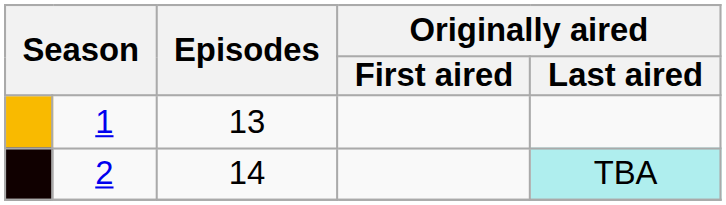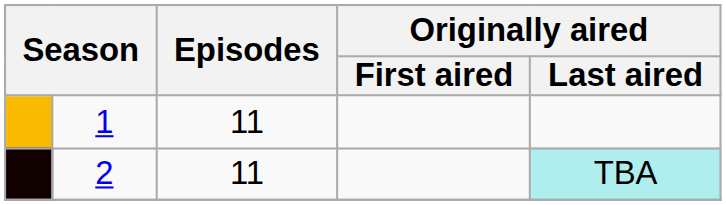(247, 121) 13 -> (247, 121) 11
(247, 173) 14 -> (247, 173) 11
